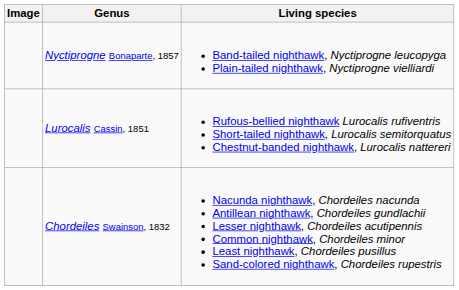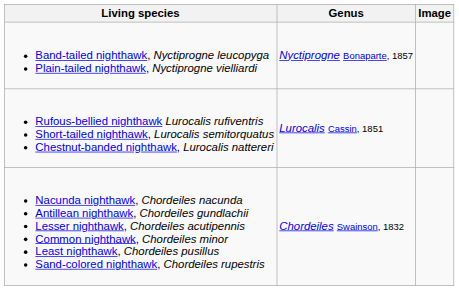columns swapped: (23, 13) <-> (318, 13)
